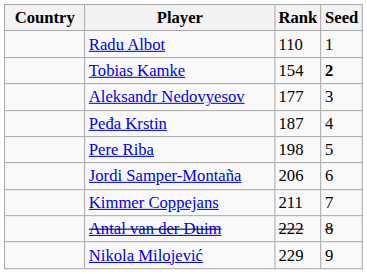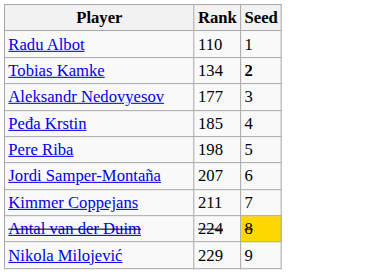- column: (45, 17)
(291, 70) 154 -> (211, 70) 134
(291, 123) 187 -> (211, 123) 185
(291, 176) 206 -> (211, 176) 207
(291, 228) 222 -> (211, 228) 224
(329, 228) no background -> (249, 228) gold background
